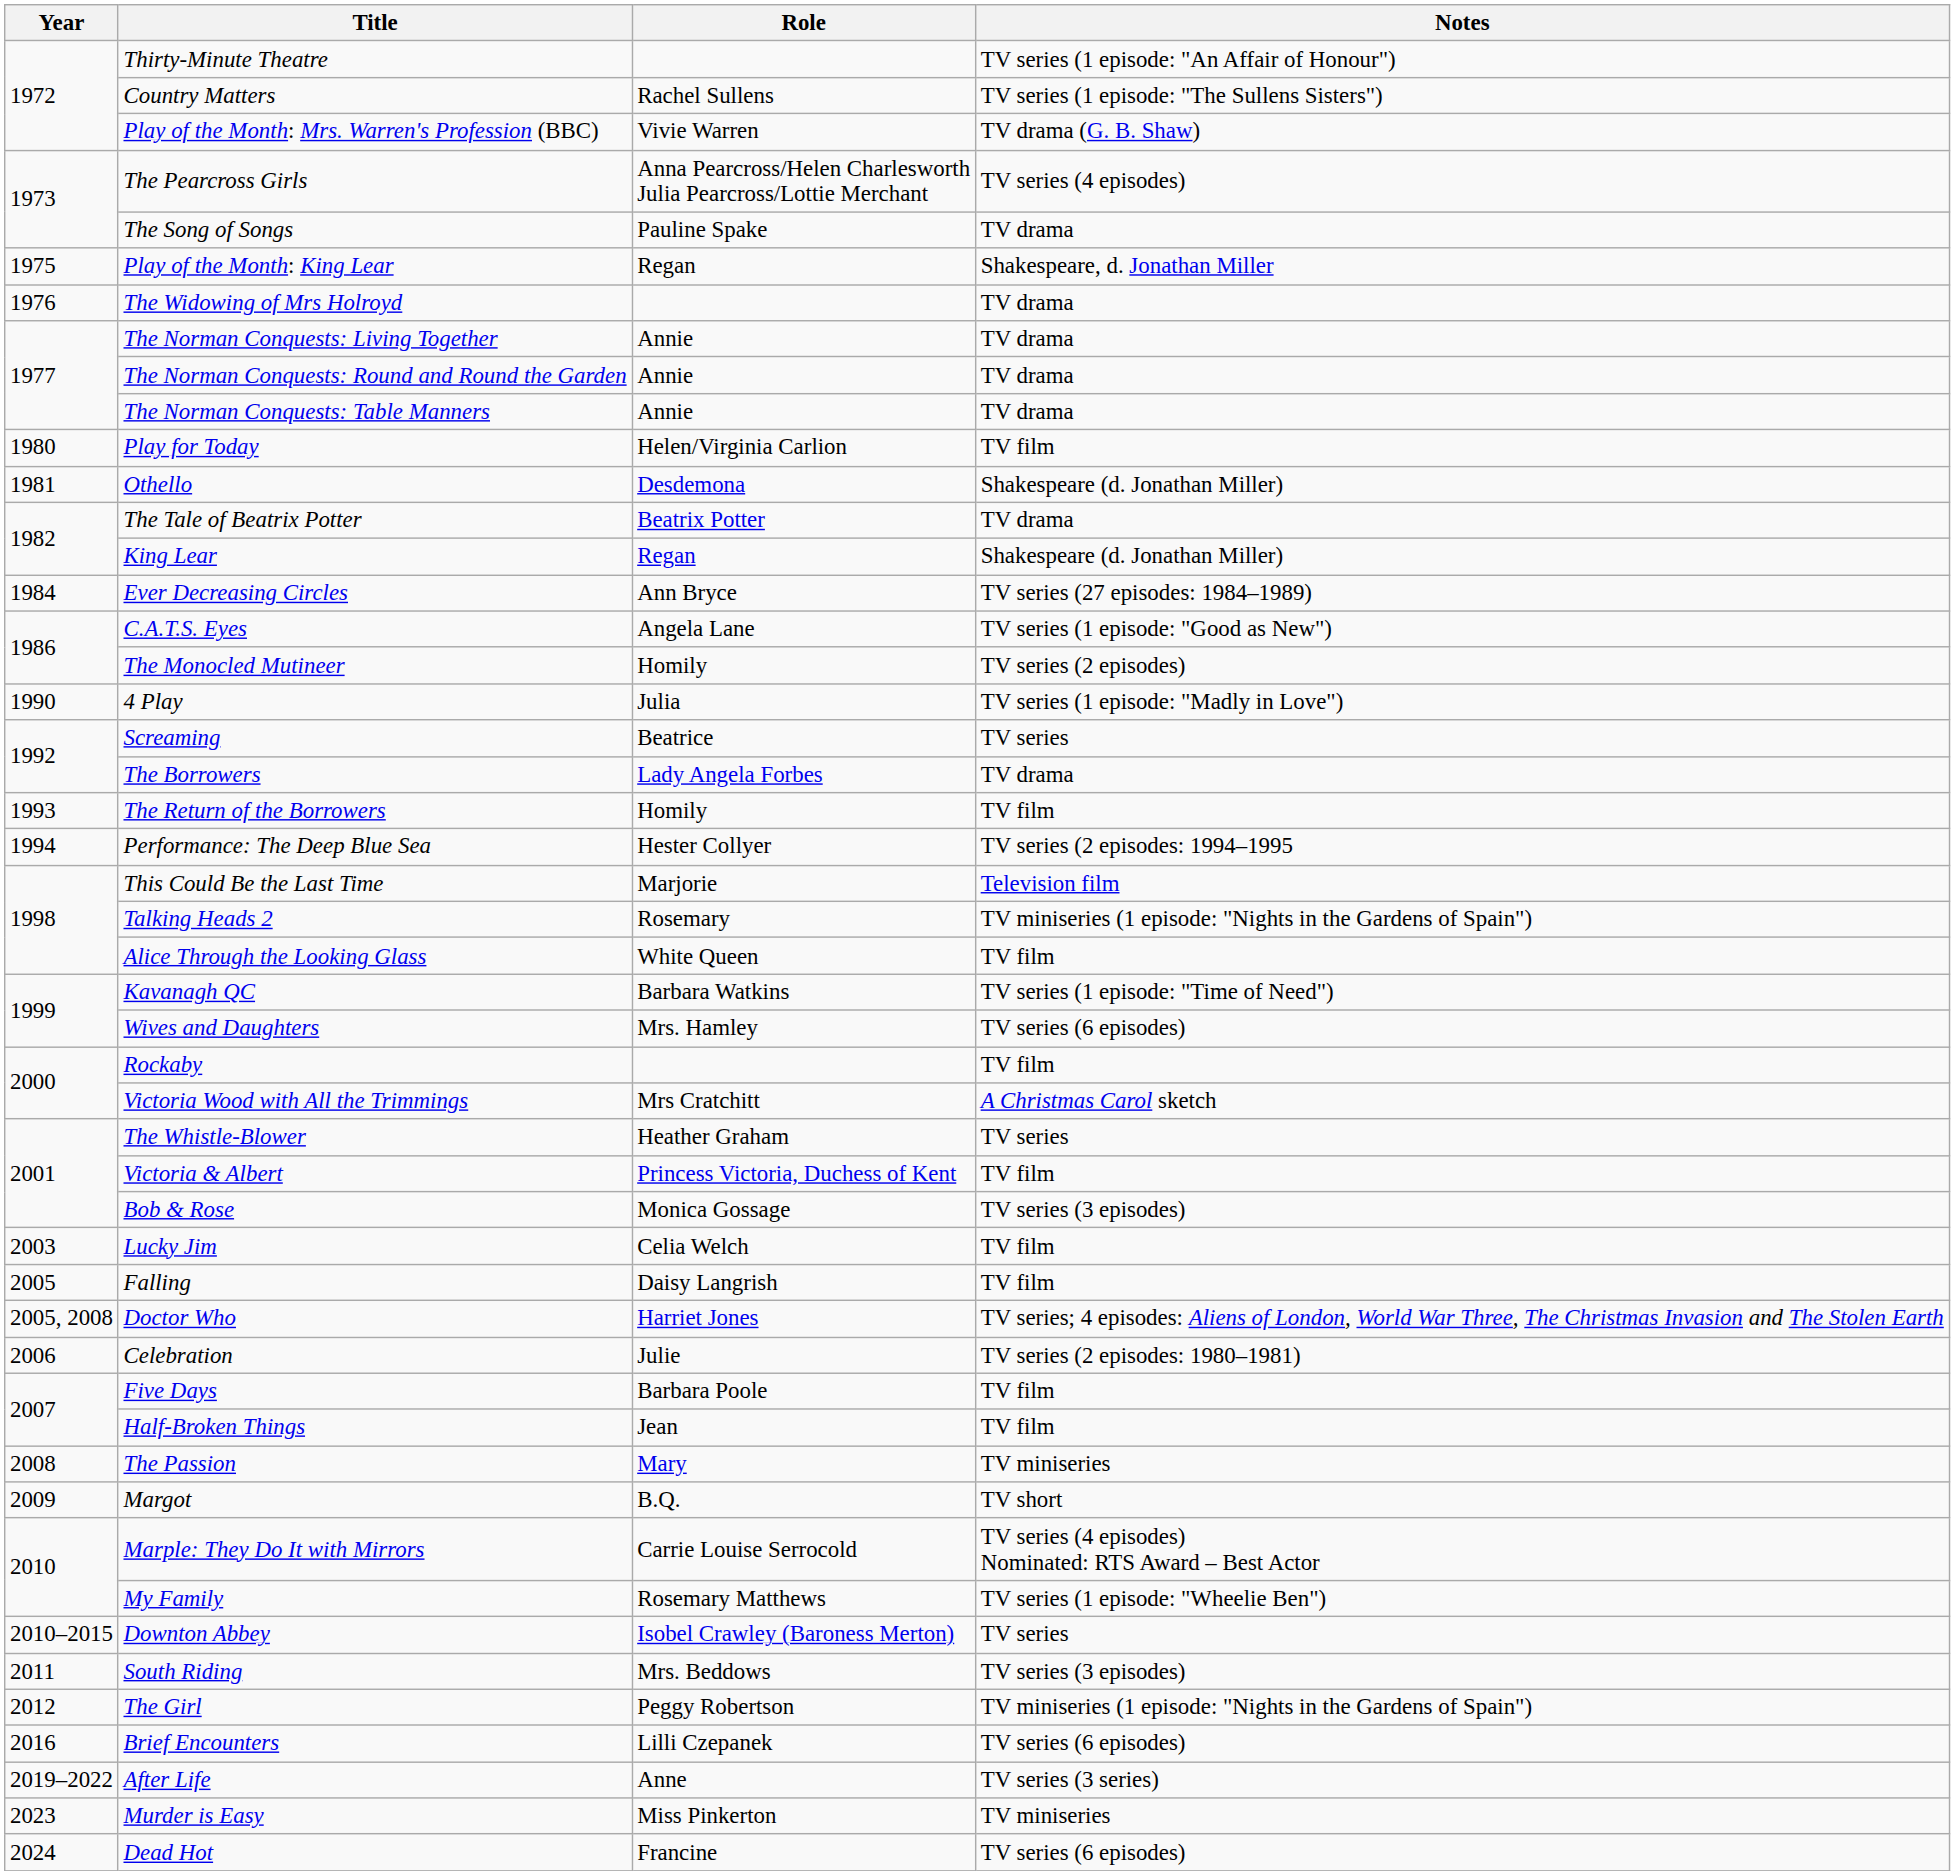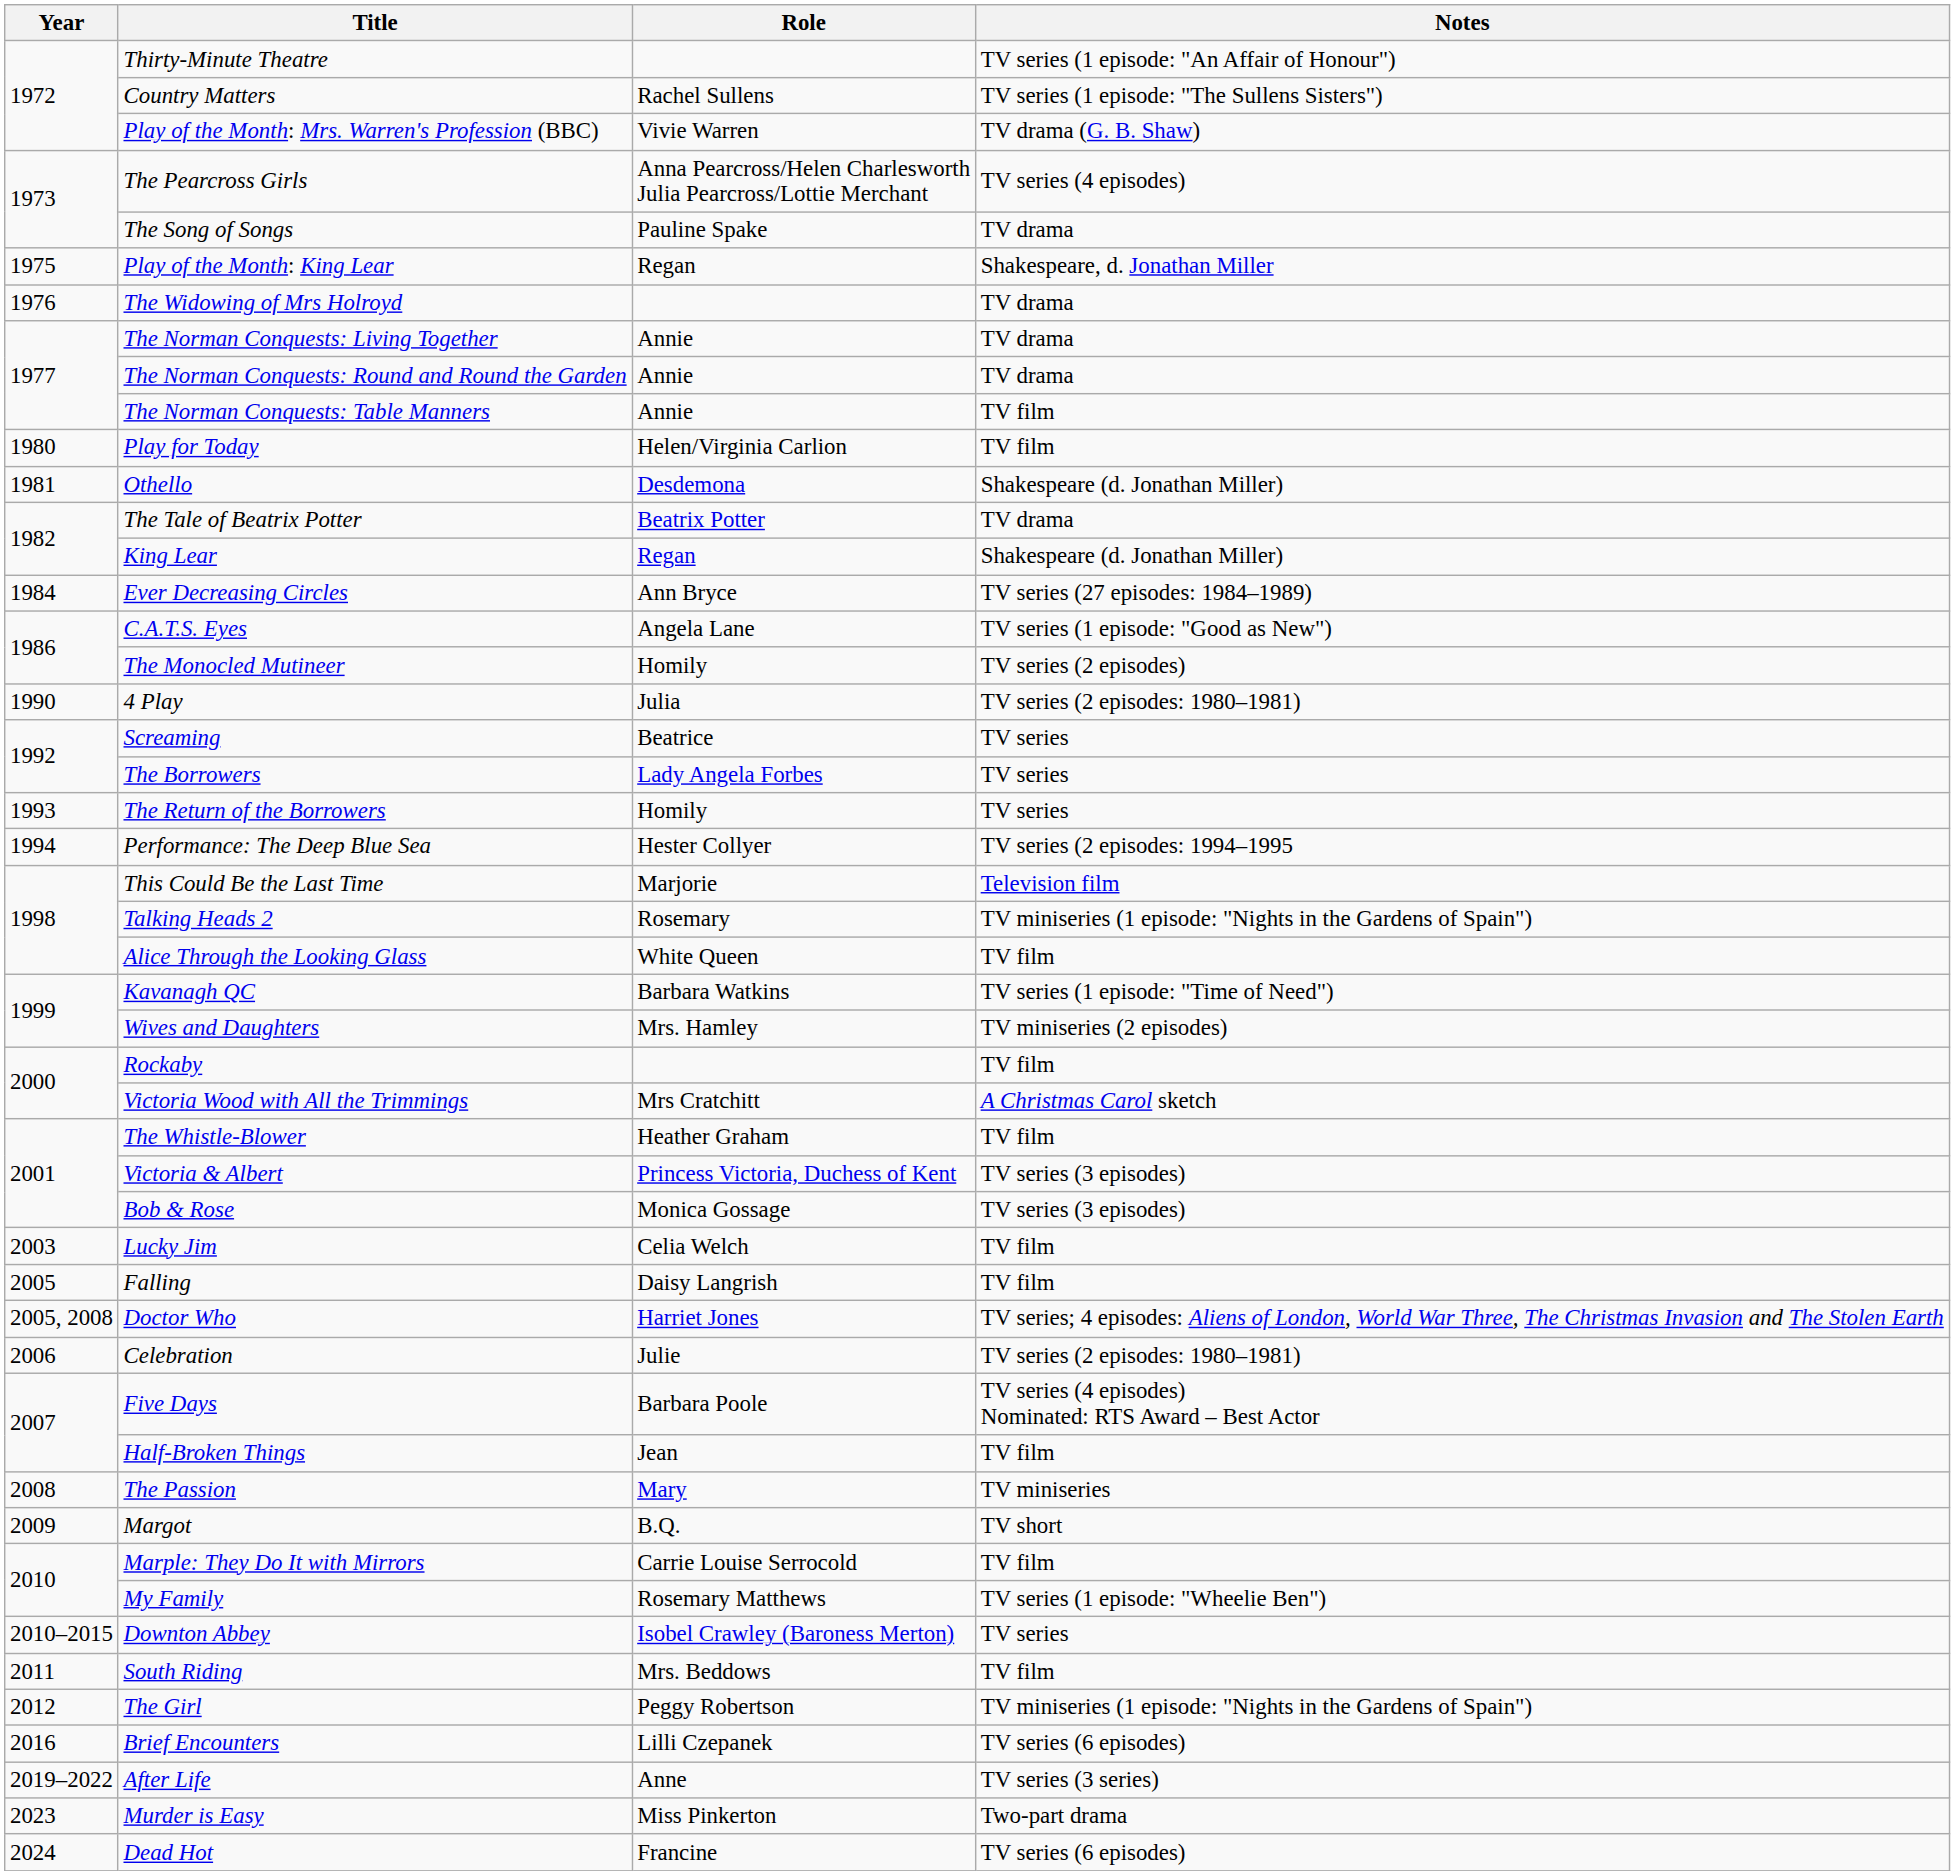(1027, 411) TV drama -> (1018, 411) TV film
(1162, 701) TV series (1 episode: "Madly in Love") -> (1141, 701) TV series (2 episodes: 1980–1981)
(1027, 774) TV drama -> (1025, 774) TV series
(1018, 810) TV film -> (1025, 810) TV series
(1083, 1028) TV series (6 episodes) -> (1104, 1028) TV miniseries (2 episodes)
(1025, 1136) TV series -> (1018, 1136) TV film
(1018, 1173) TV film -> (1083, 1173) TV series (3 episodes)
(1018, 1390) TV film -> (1150, 1403) TV series (4 episodes) Nominated: RTS Award – Best Actor
(1150, 1548) TV series (4 episodes) Nominated: RTS Award – Best Actor -> (1018, 1561) TV film
(1083, 1670) TV series (3 episodes) -> (1018, 1670) TV film
(1046, 1815) TV miniseries -> (1054, 1815) Two-part drama
